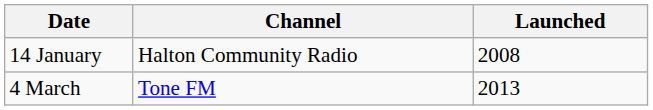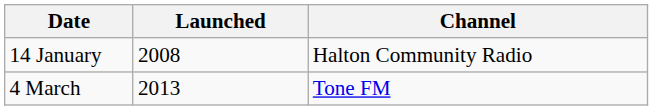columns swapped: (303, 21) <-> (560, 21)
